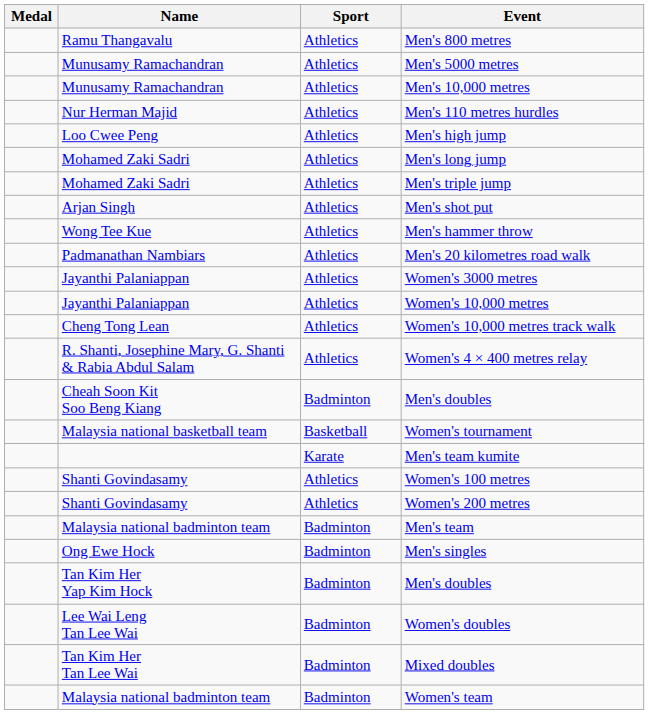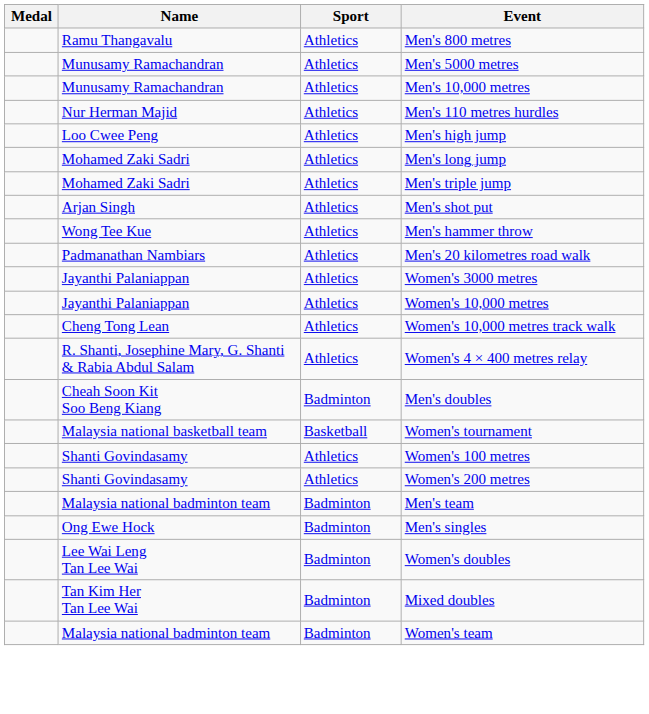- row: (179, 456)
- row: (107, 583)
